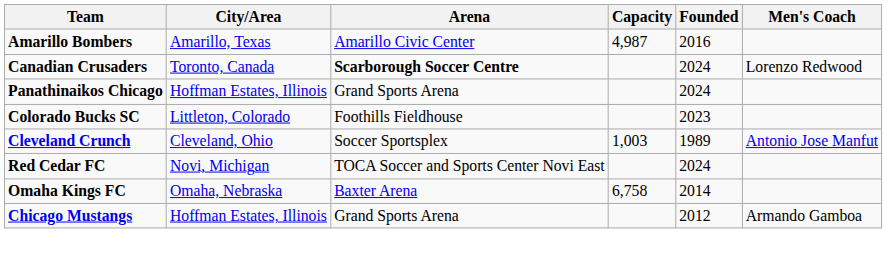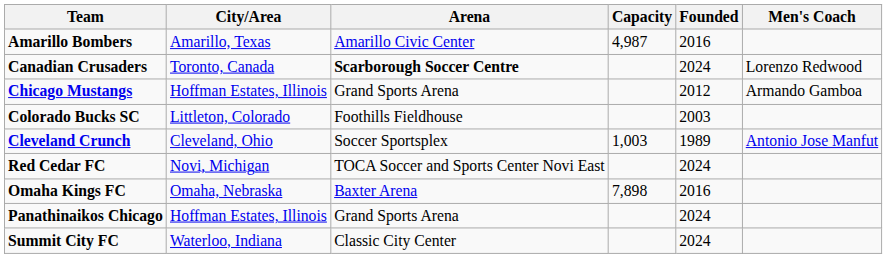rows swapped: (70, 215) <-> (85, 91)
(695, 116) 2023 -> (695, 116) 2003
(630, 191) 6,758 -> (630, 191) 7,898
(695, 191) 2014 -> (695, 191) 2016
+ row: (63, 240)
